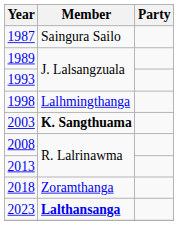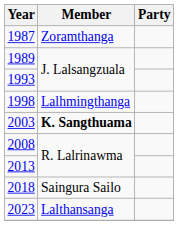(81, 36) Saingura Sailo -> (77, 36) Zoramthanga
(77, 187) Zoramthanga -> (81, 187) Saingura Sailo
(81, 209) bold -> (77, 209) normal
